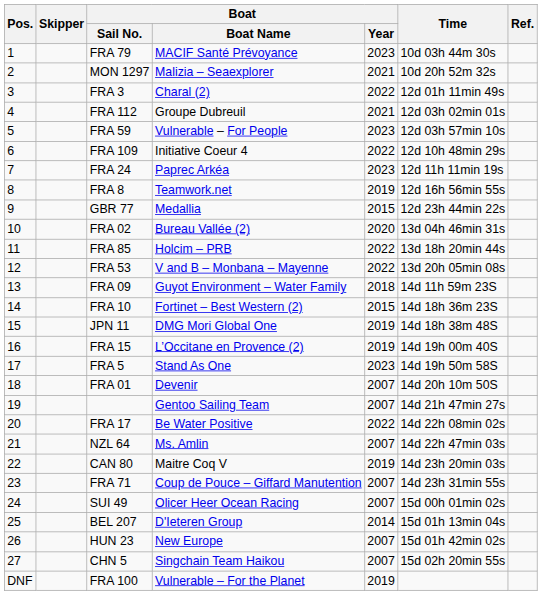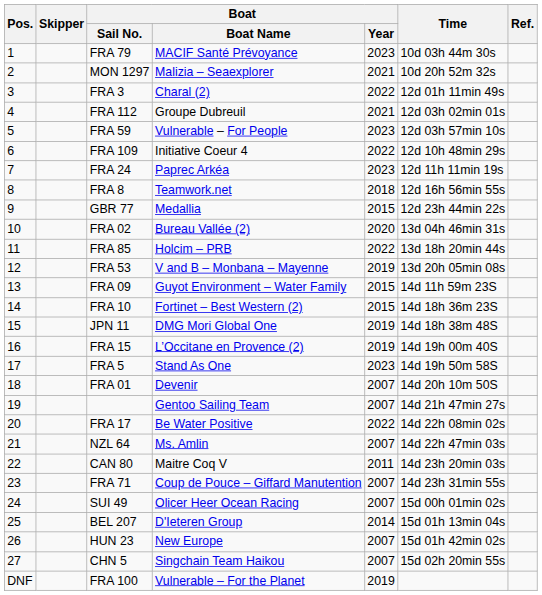(381, 190) 2019 -> (381, 190) 2018
(381, 268) 2022 -> (381, 268) 2019
(381, 287) 2018 -> (381, 287) 2015
(381, 463) 2019 -> (381, 463) 2011
